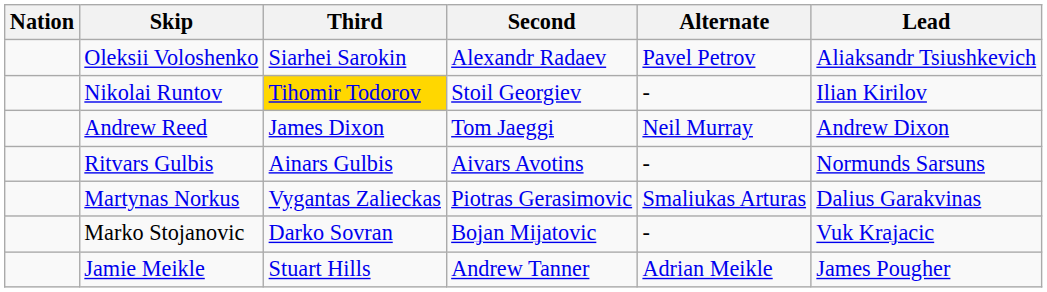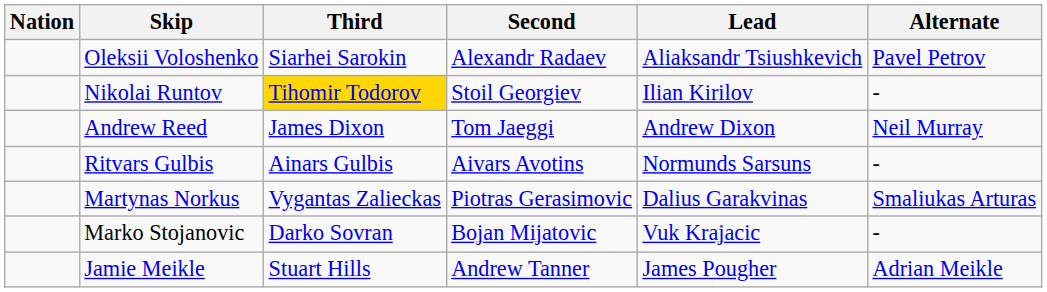columns swapped: (926, 22) <-> (724, 22)
